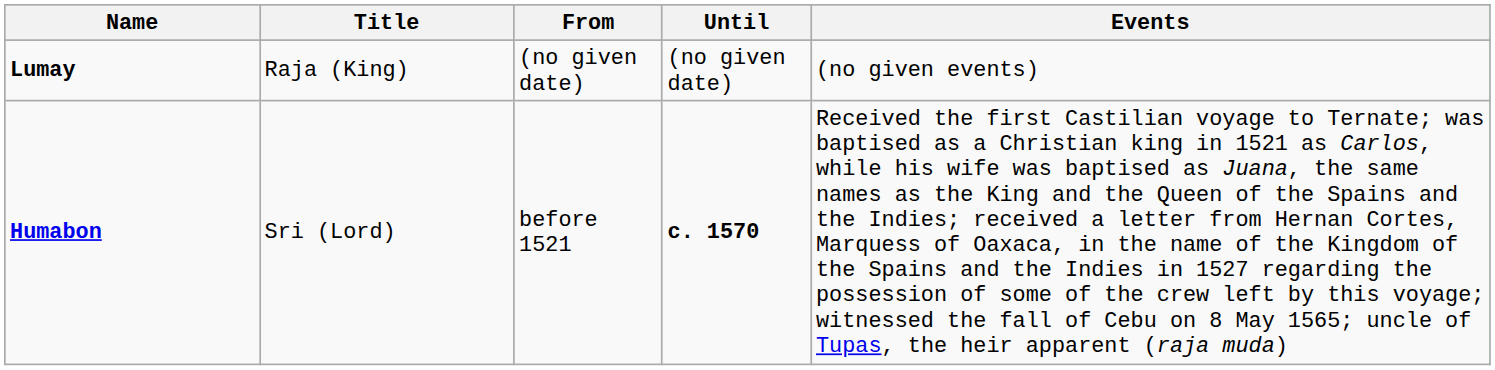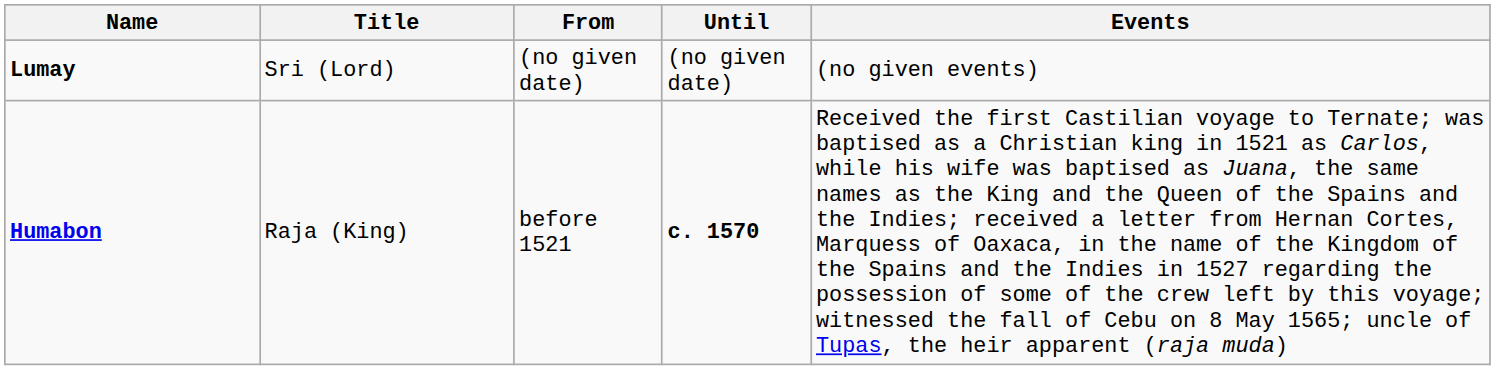(337, 71) Raja (King) -> (330, 71) Sri (Lord)
(330, 232) Sri (Lord) -> (337, 232) Raja (King)
